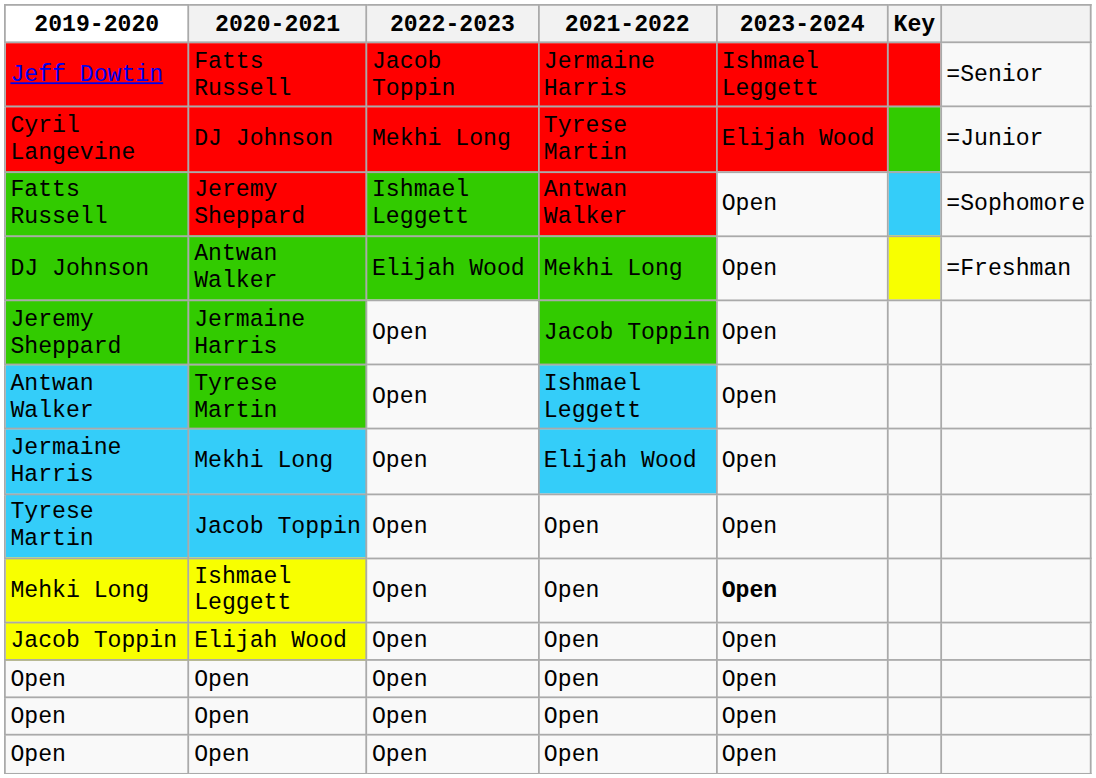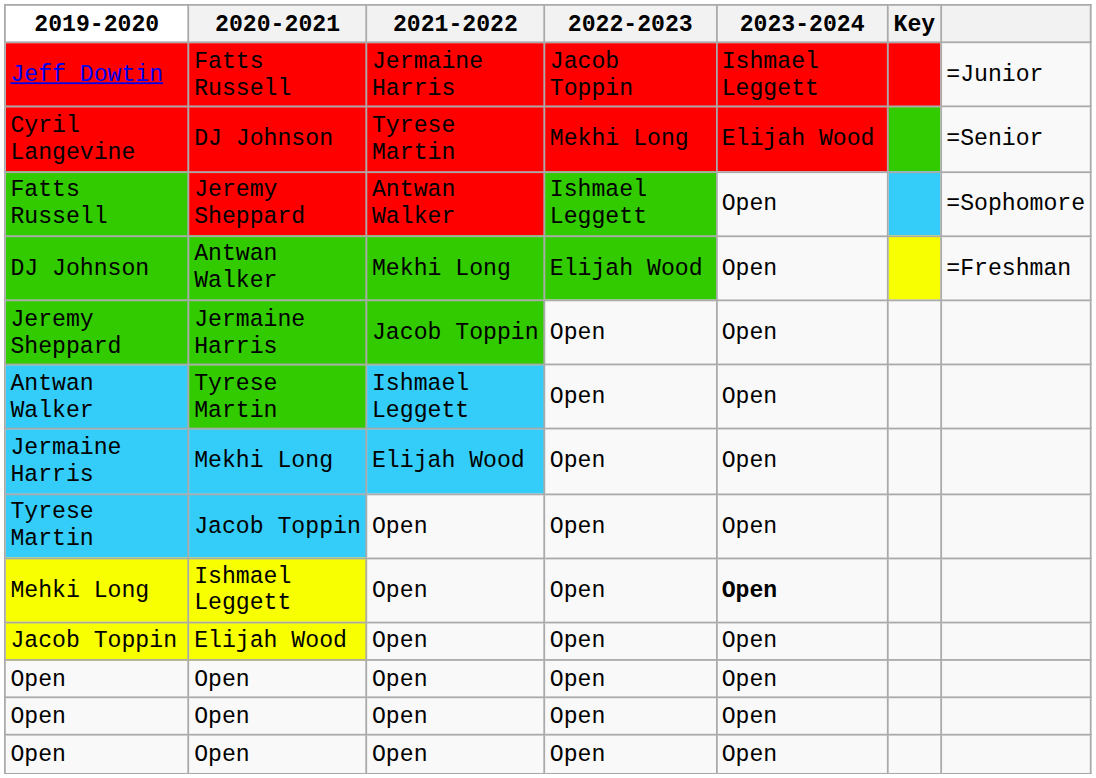columns swapped: (627, 24) <-> (452, 24)
(995, 75) =Senior -> (995, 75) =Junior
(995, 139) =Junior -> (995, 139) =Senior
